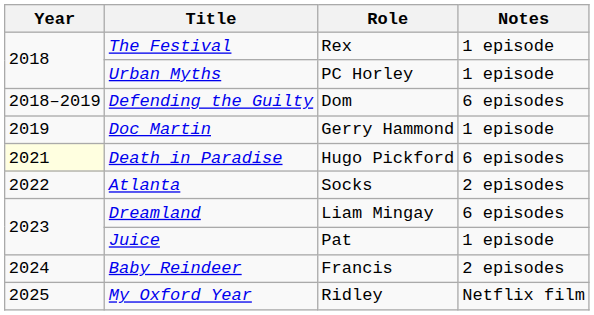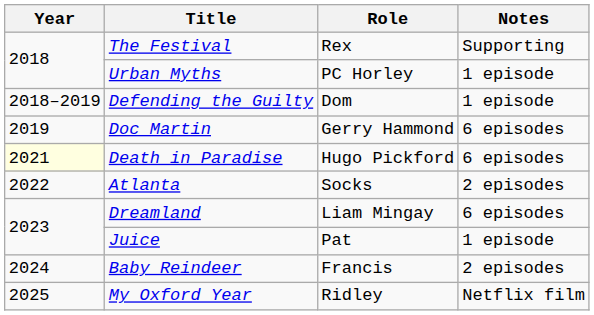(508, 46) 1 episode -> (513, 46) Supporting
(513, 102) 6 episodes -> (508, 102) 1 episode
(508, 130) 1 episode -> (513, 130) 6 episodes
